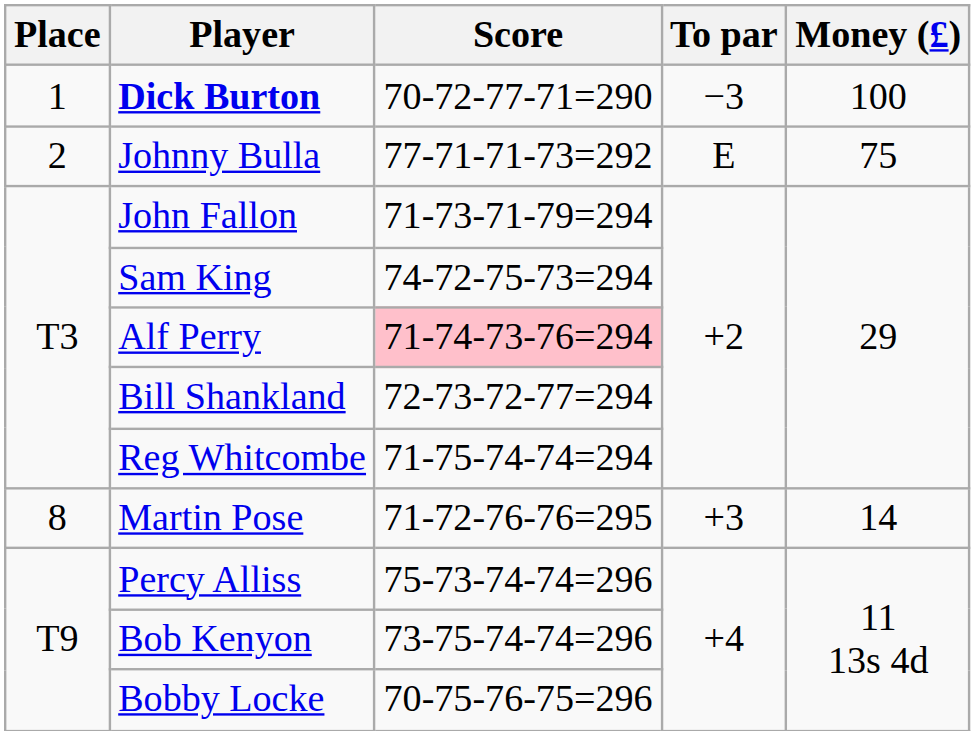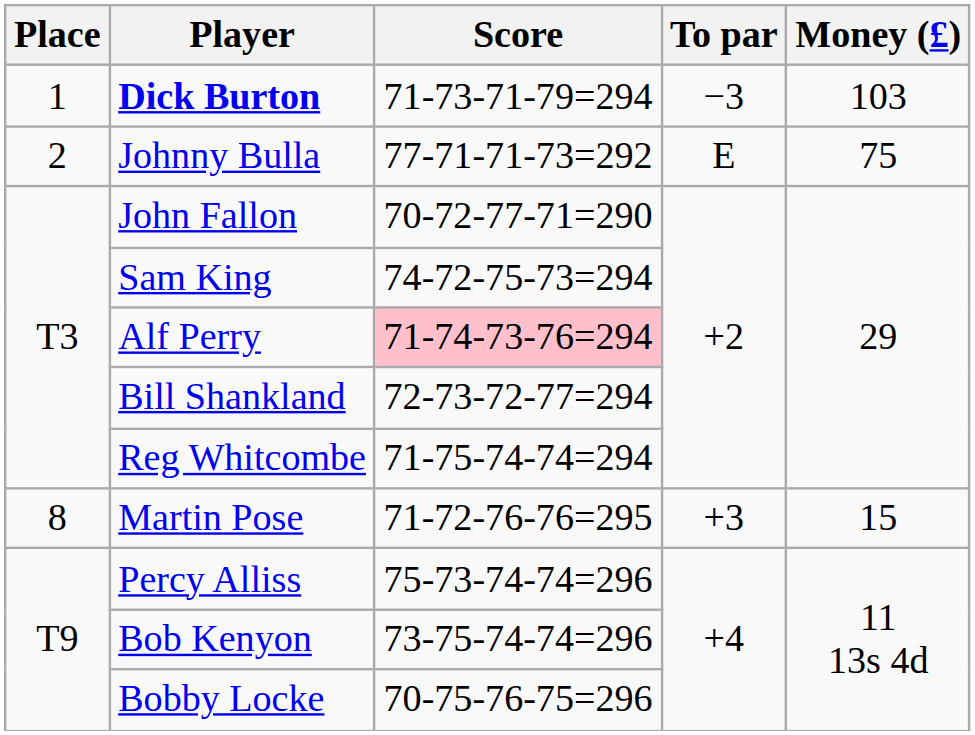(518, 95) 70-72-77-71=290 -> (518, 95) 71-73-71-79=294
(878, 95) 100 -> (878, 95) 103
(518, 215) 71-73-71-79=294 -> (518, 215) 70-72-77-71=290
(878, 517) 14 -> (878, 517) 15
